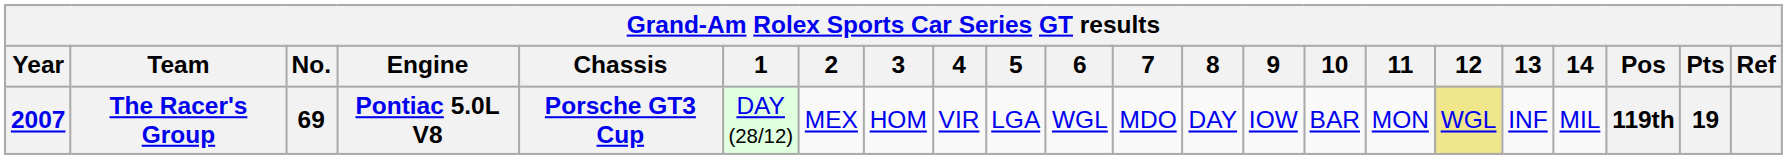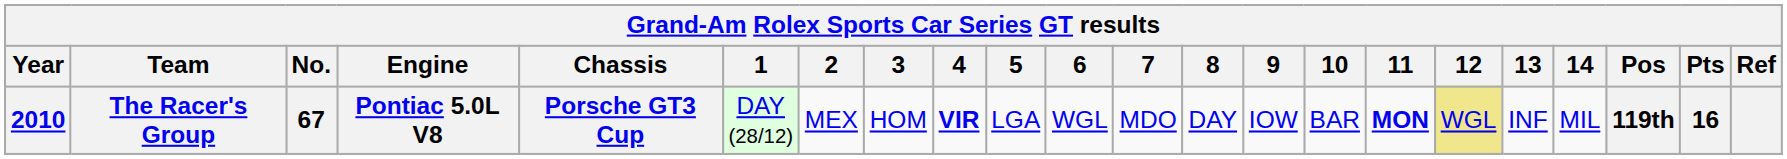(38, 120) 2007 -> (38, 120) 2010
(311, 120) 69 -> (311, 120) 67
(959, 120) normal -> (959, 120) bold
(1400, 120) normal -> (1400, 120) bold
(1706, 120) 19 -> (1706, 120) 16
